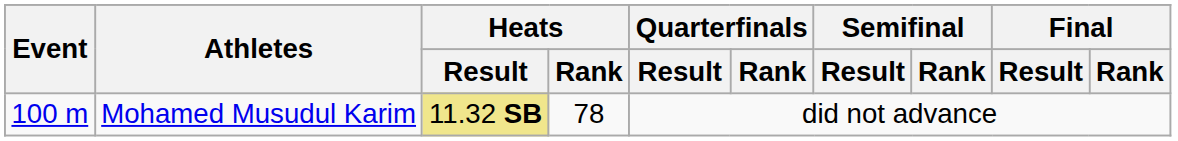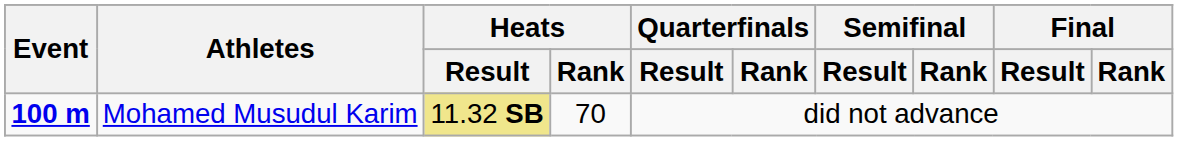(50, 115) normal -> (51, 115) bold
(589, 115) 78 -> (590, 115) 70
